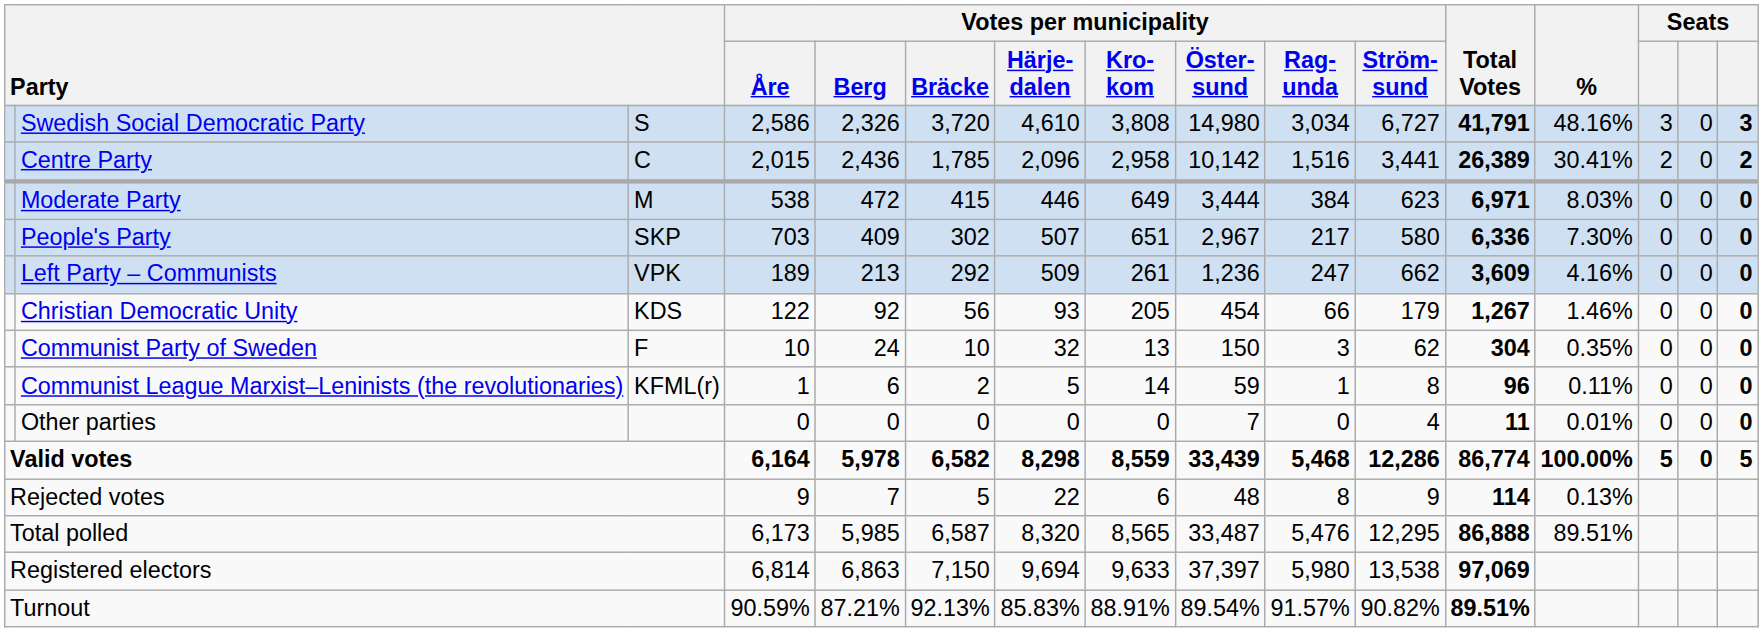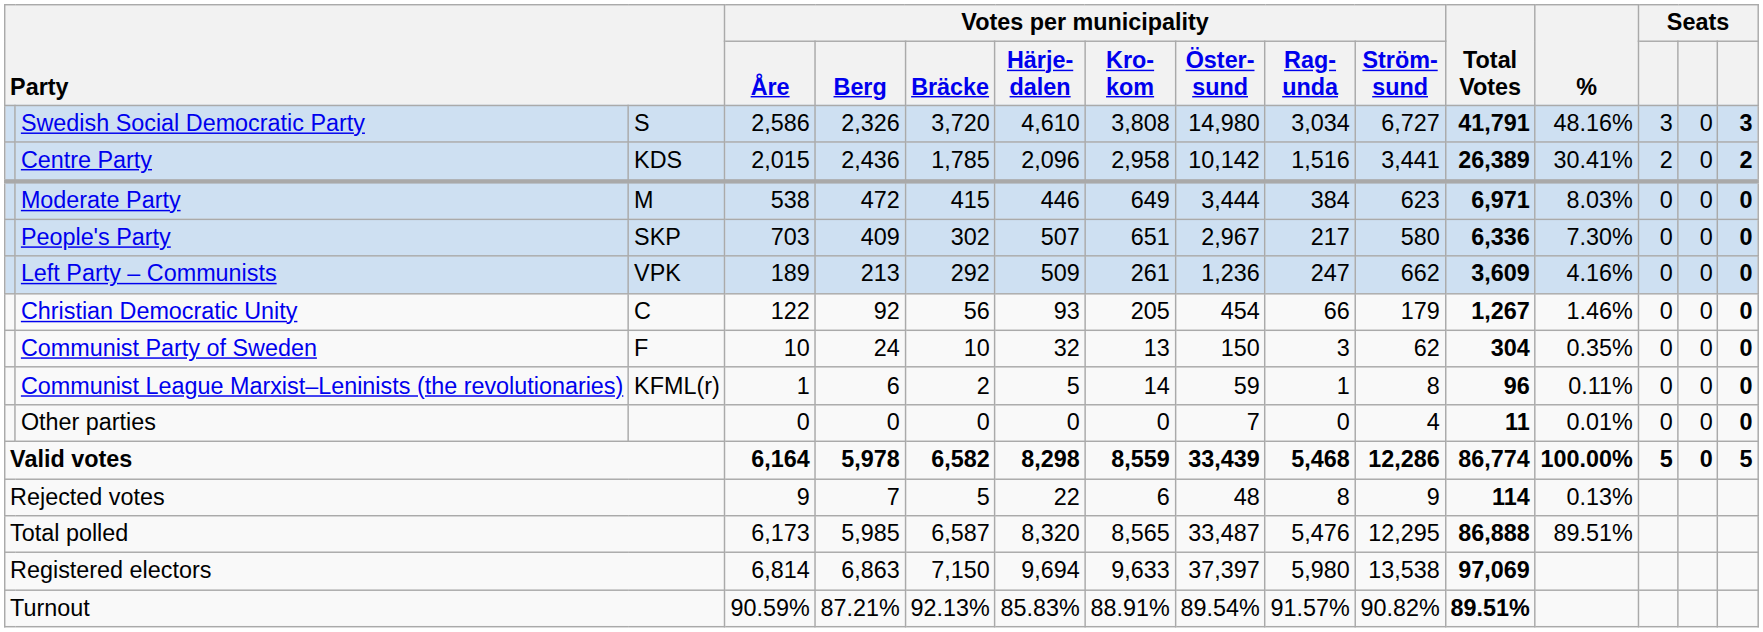(643, 160) C -> (658, 160) KDS
(658, 311) KDS -> (643, 311) C
